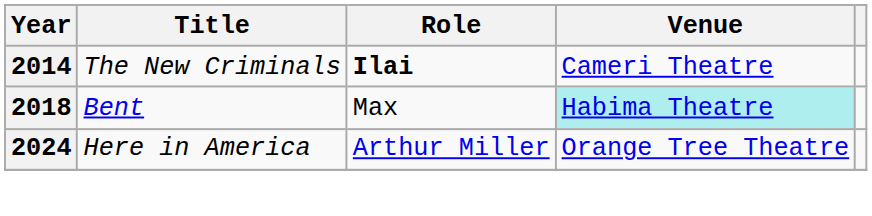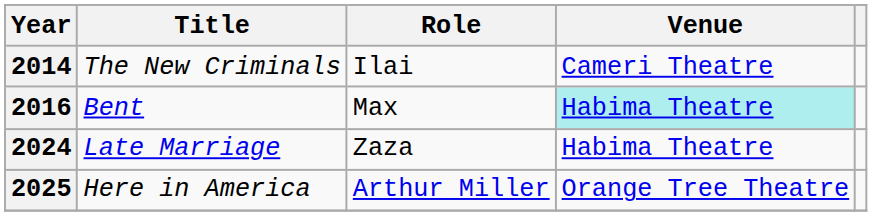(383, 67) bold -> (383, 67) normal
(41, 108) 2018 -> (41, 108) 2016
+ row: (182, 149)
(41, 149) 2024 -> (41, 190) 2025
